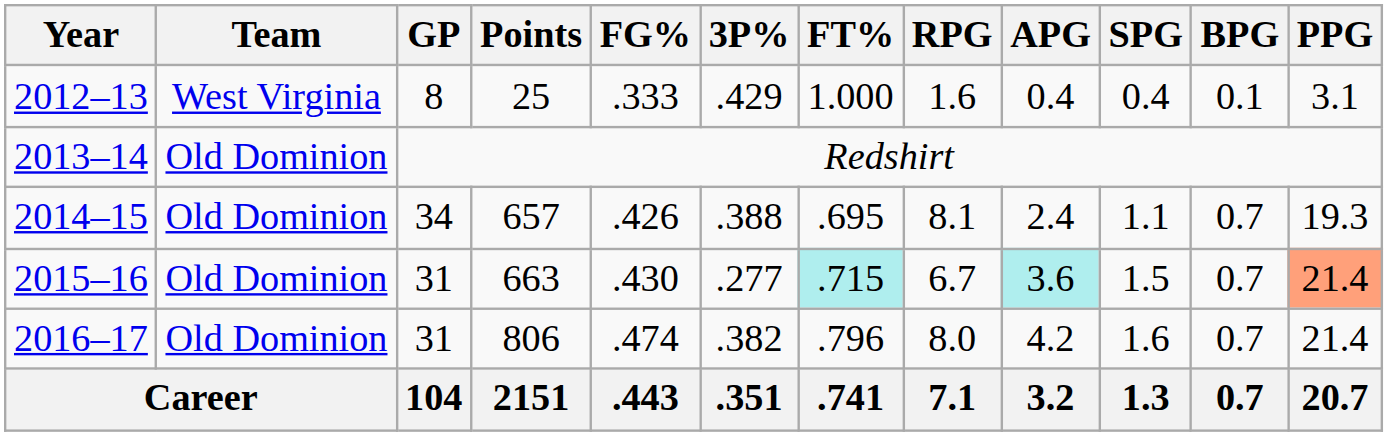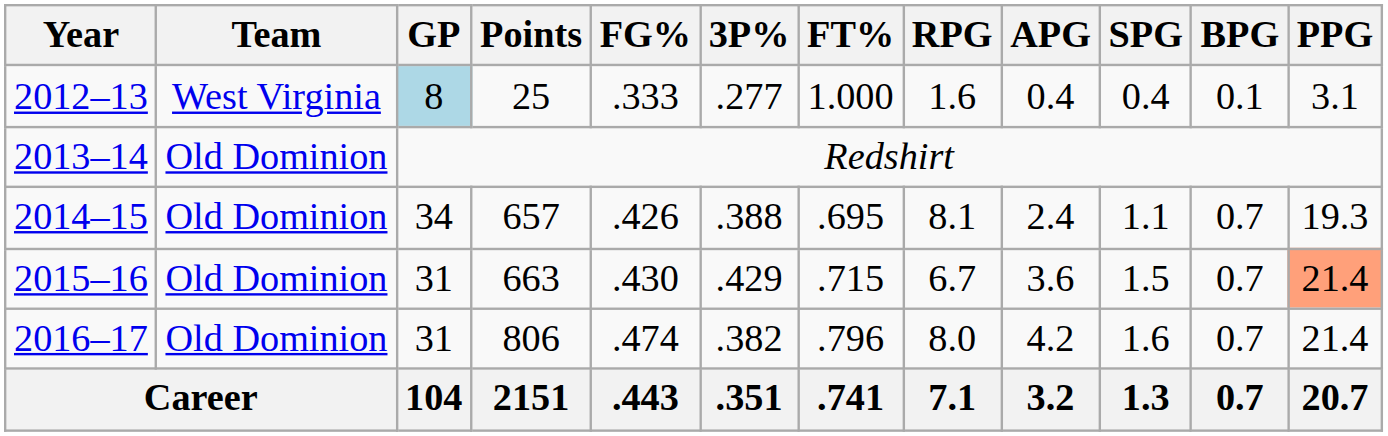(434, 95) no background -> (434, 95) lightblue background
(749, 95) .429 -> (749, 95) .277
(749, 277) .277 -> (749, 277) .429
(851, 277) paleturquoise background -> (851, 277) no background
(1051, 277) paleturquoise background -> (1051, 277) no background
